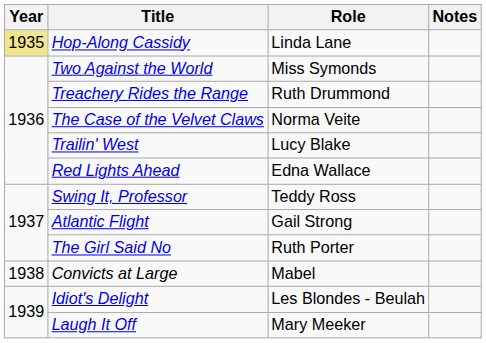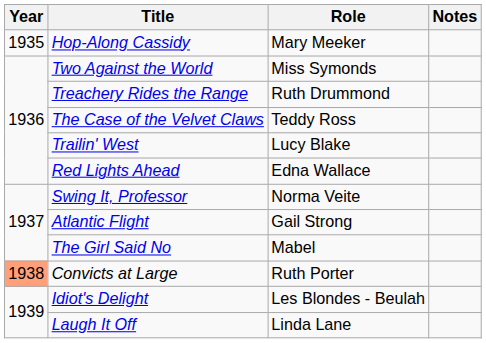(26, 42) khaki background -> (26, 42) no background
(311, 42) Linda Lane -> (318, 42) Mary Meeker
(316, 119) Norma Veite -> (314, 119) Teddy Ross
(314, 196) Teddy Ross -> (316, 196) Norma Veite
(313, 247) Ruth Porter -> (293, 247) Mabel
(26, 273) no background -> (26, 273) lightsalmon background
(293, 273) Mabel -> (313, 273) Ruth Porter
(318, 324) Mary Meeker -> (311, 324) Linda Lane
